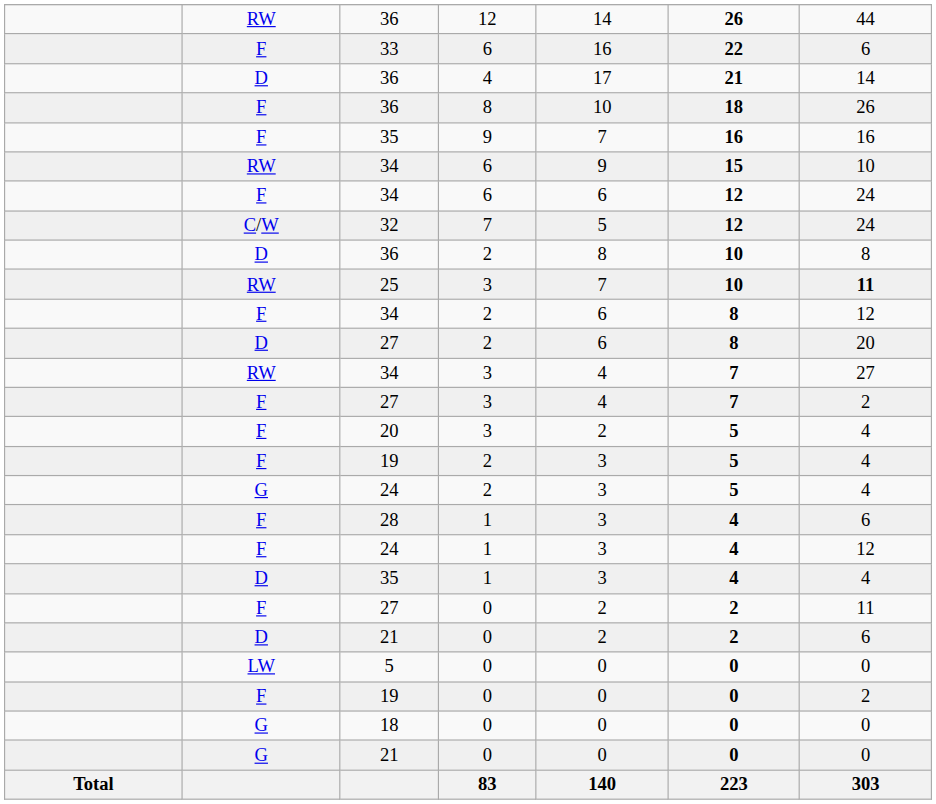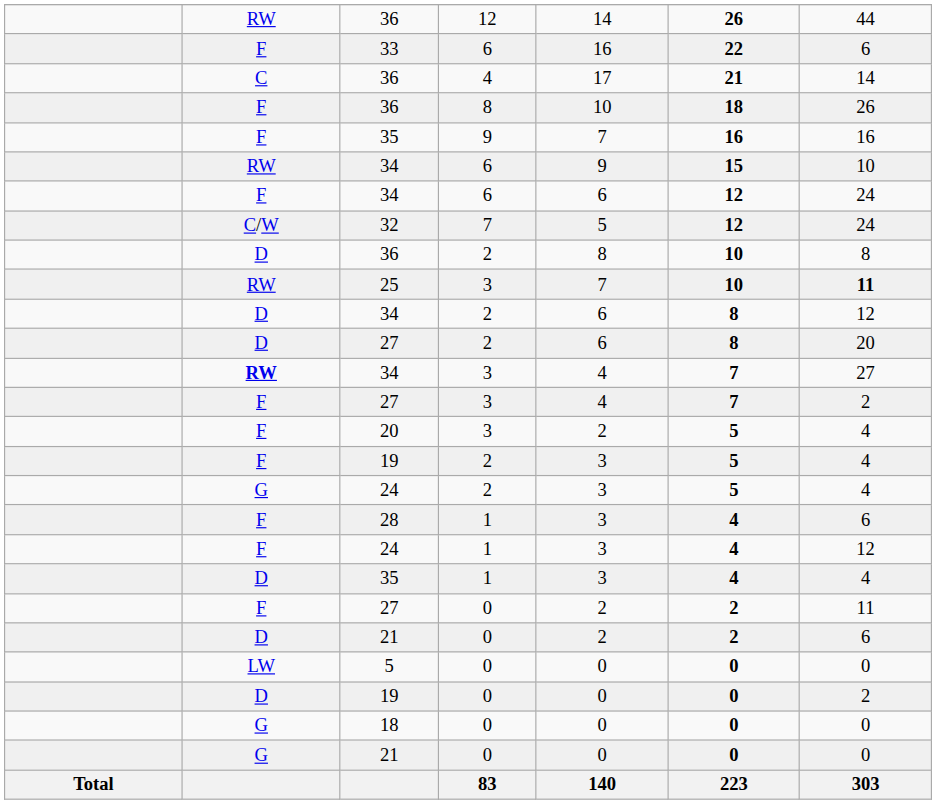(261, 78) D -> (261, 78) C
(261, 313) F -> (261, 313) D
(261, 372) normal -> (261, 372) bold
(261, 696) F -> (261, 696) D
